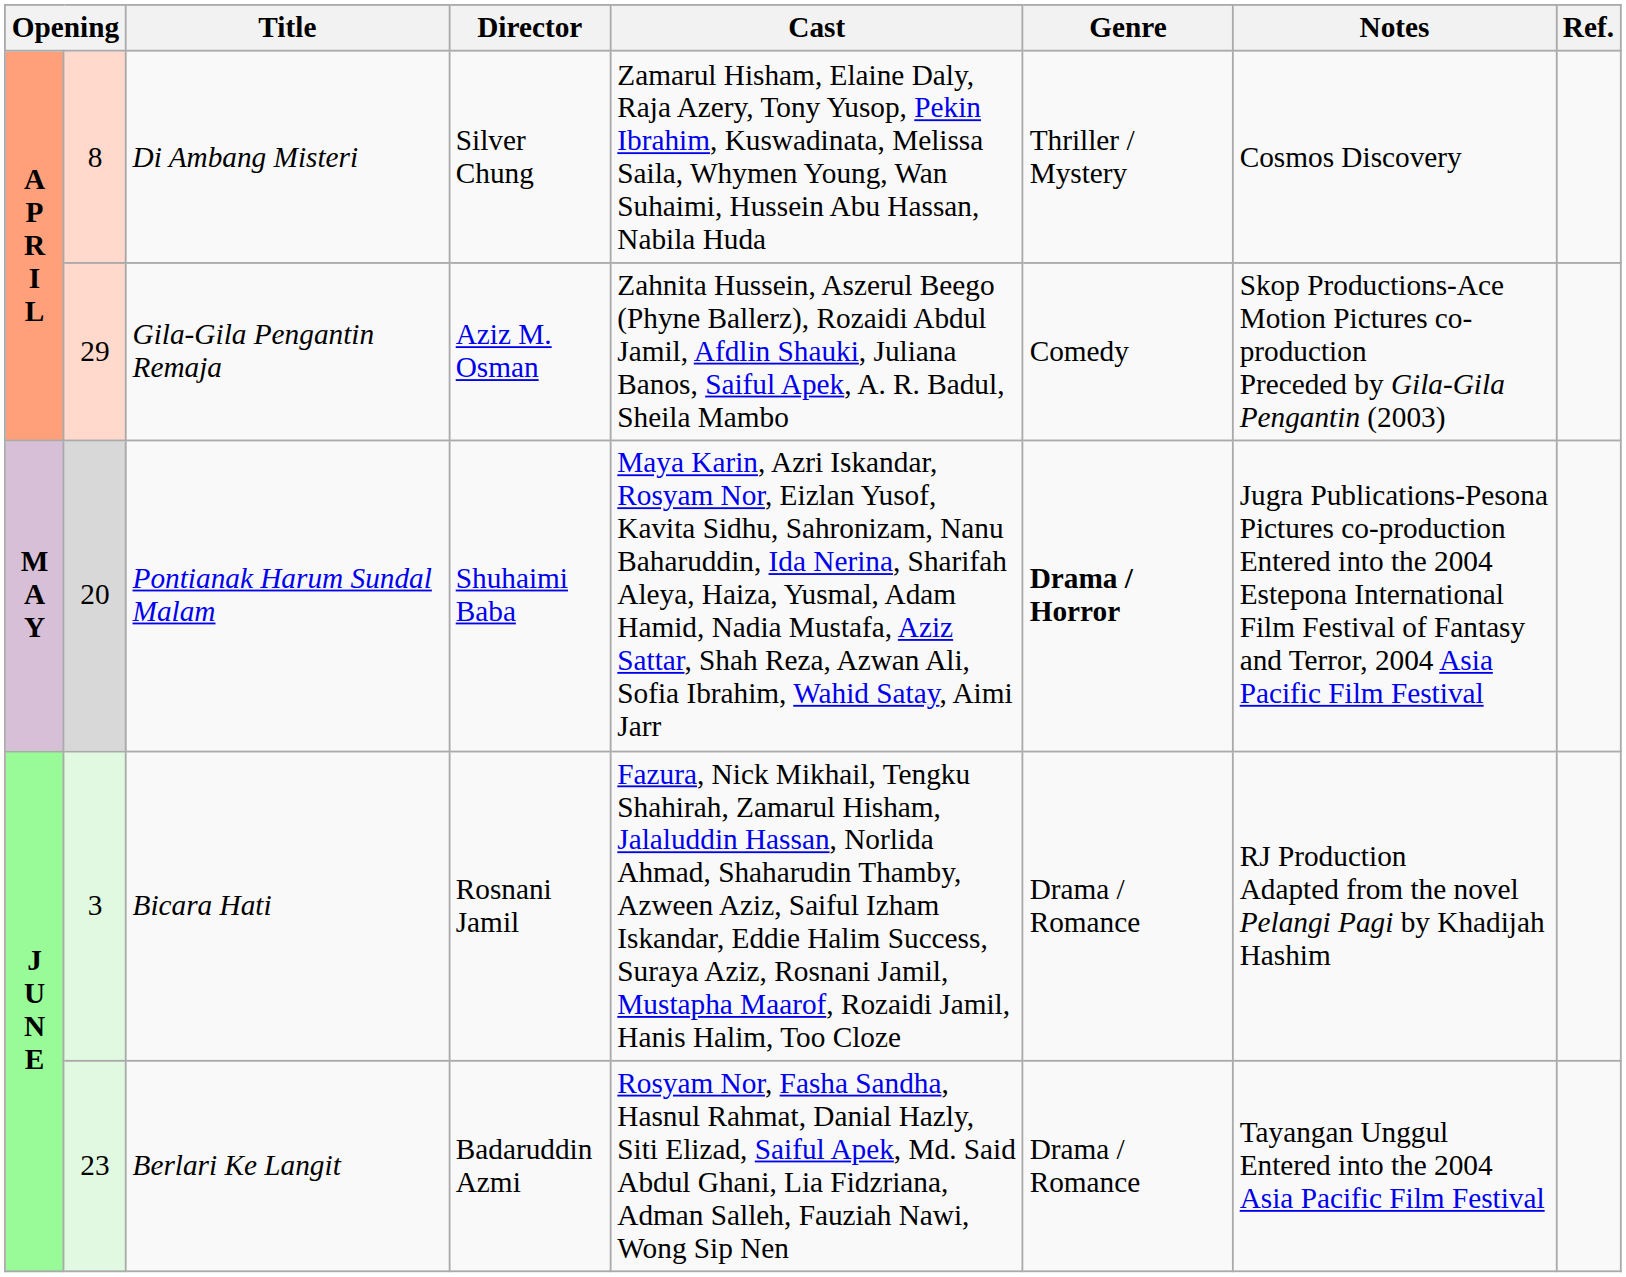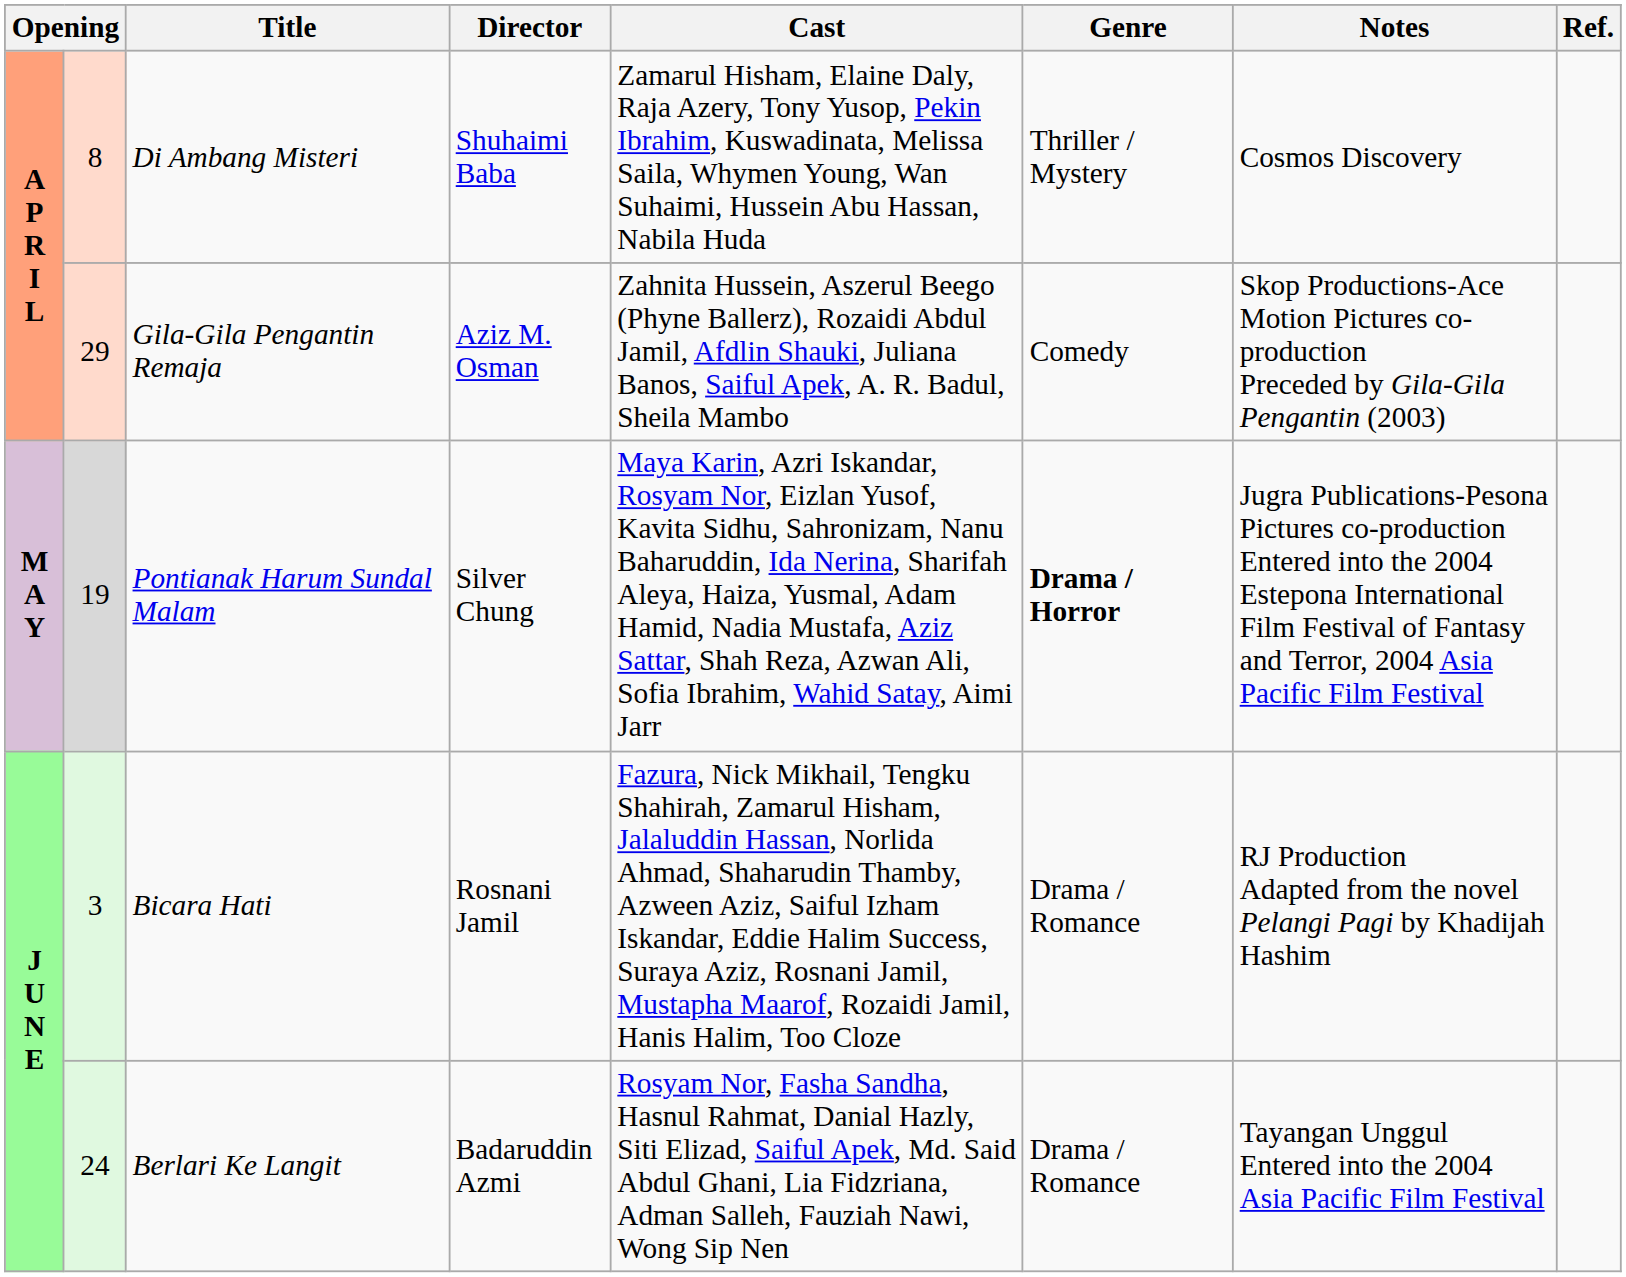(495, 156) Silver Chung -> (512, 156) Shuhaimi Baba
(95, 595) 20 -> (95, 595) 19
(512, 595) Shuhaimi Baba -> (495, 595) Silver Chung
(95, 1165) 23 -> (95, 1165) 24
